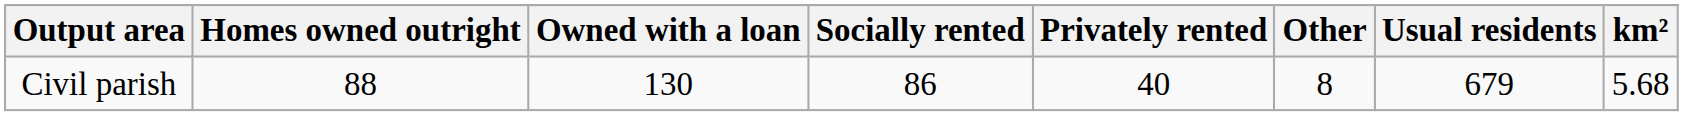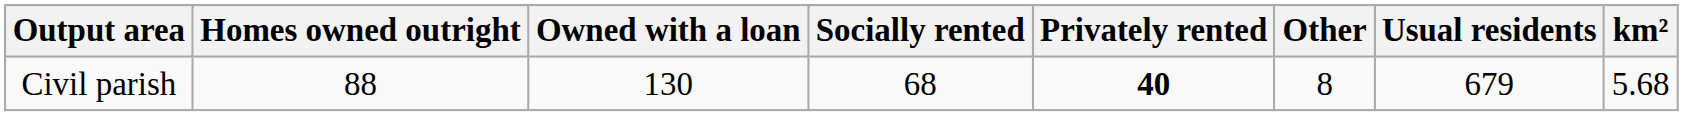(920, 82) 86 -> (920, 82) 68
(1154, 82) normal -> (1154, 82) bold
